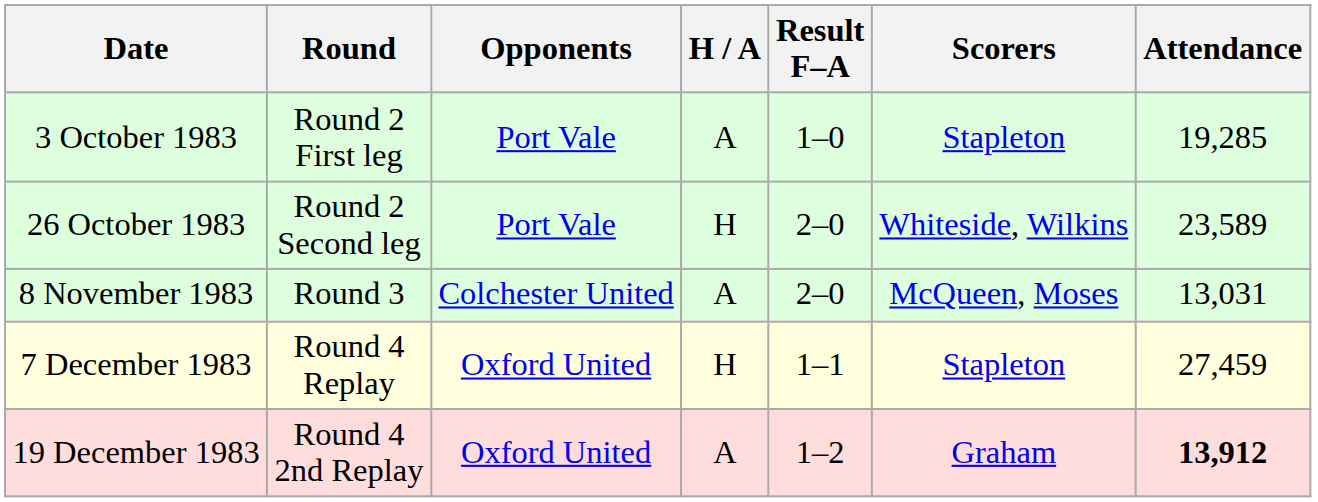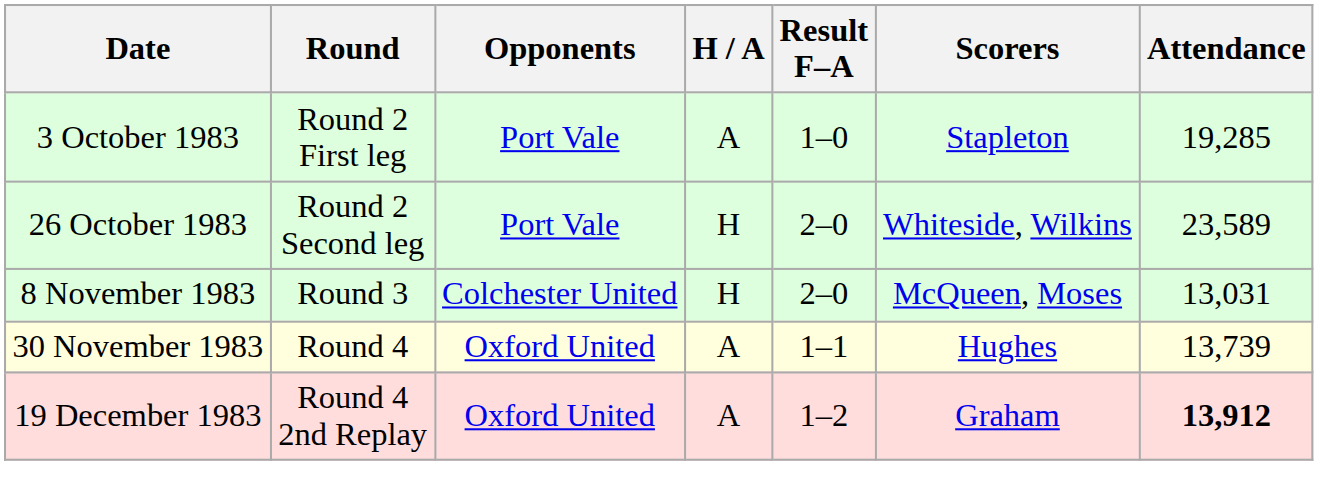(725, 294) A -> (729, 294) H
+ row: (138, 345)
- row: (136, 364)
